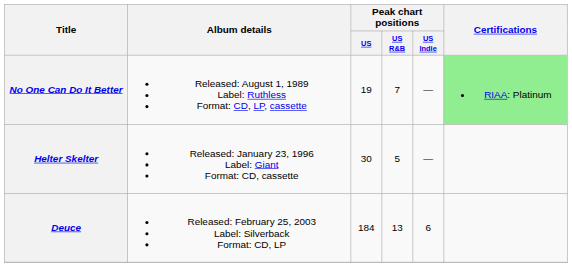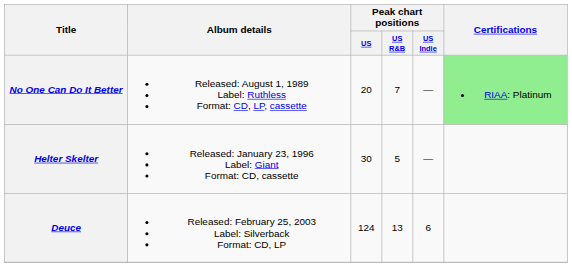(366, 89) 19 -> (366, 89) 20
(366, 228) 184 -> (366, 228) 124
